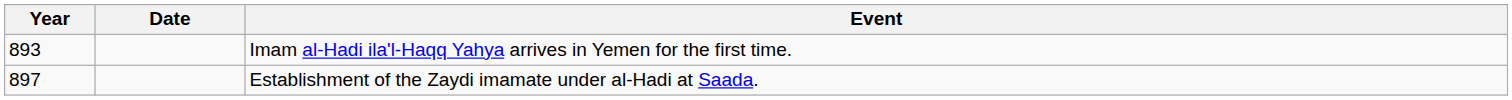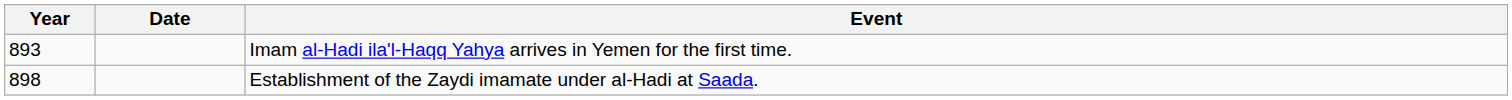(25, 79) 897 -> (25, 79) 898
